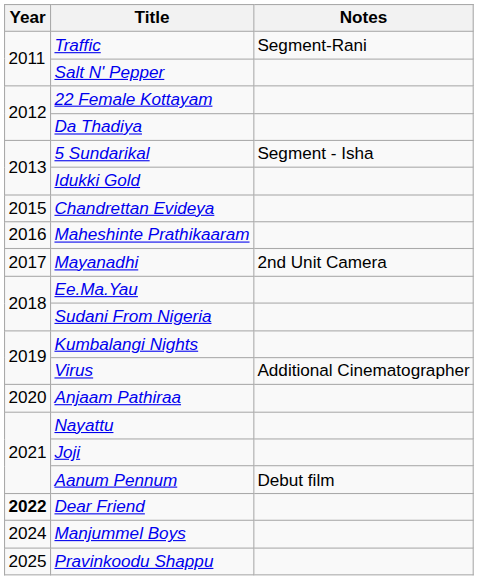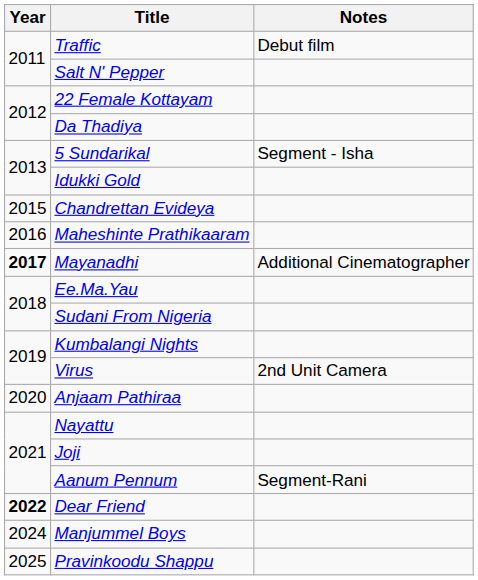(312, 45) Segment-Rani -> (296, 45) Debut film
(28, 262) normal -> (28, 262) bold
(322, 262) 2nd Unit Camera -> (364, 262) Additional Cinematographer
(364, 371) Additional Cinematographer -> (322, 371) 2nd Unit Camera
(296, 479) Debut film -> (312, 479) Segment-Rani
